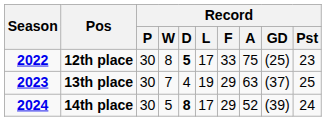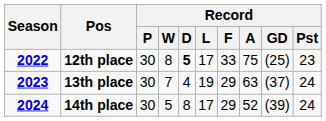(307, 82) 25 -> (307, 82) 24
(187, 104) bold -> (187, 104) normal
